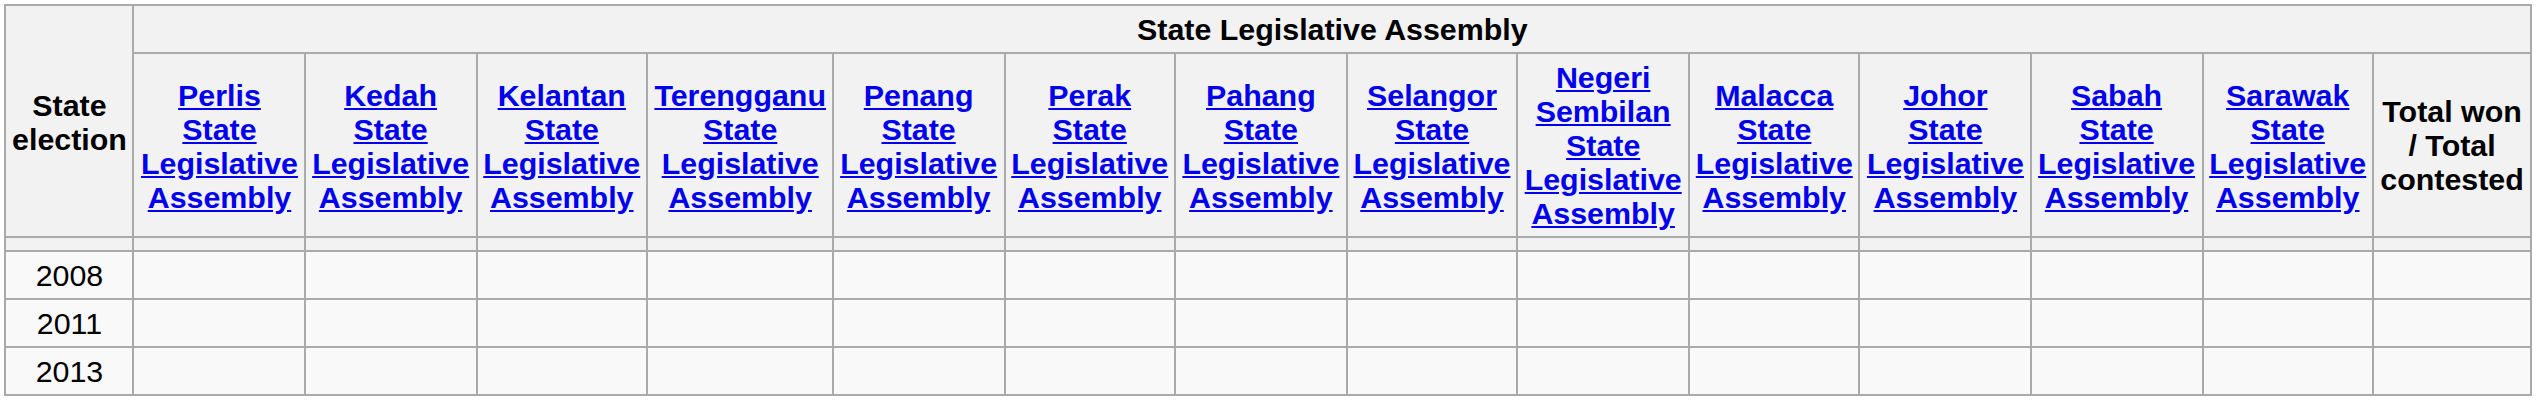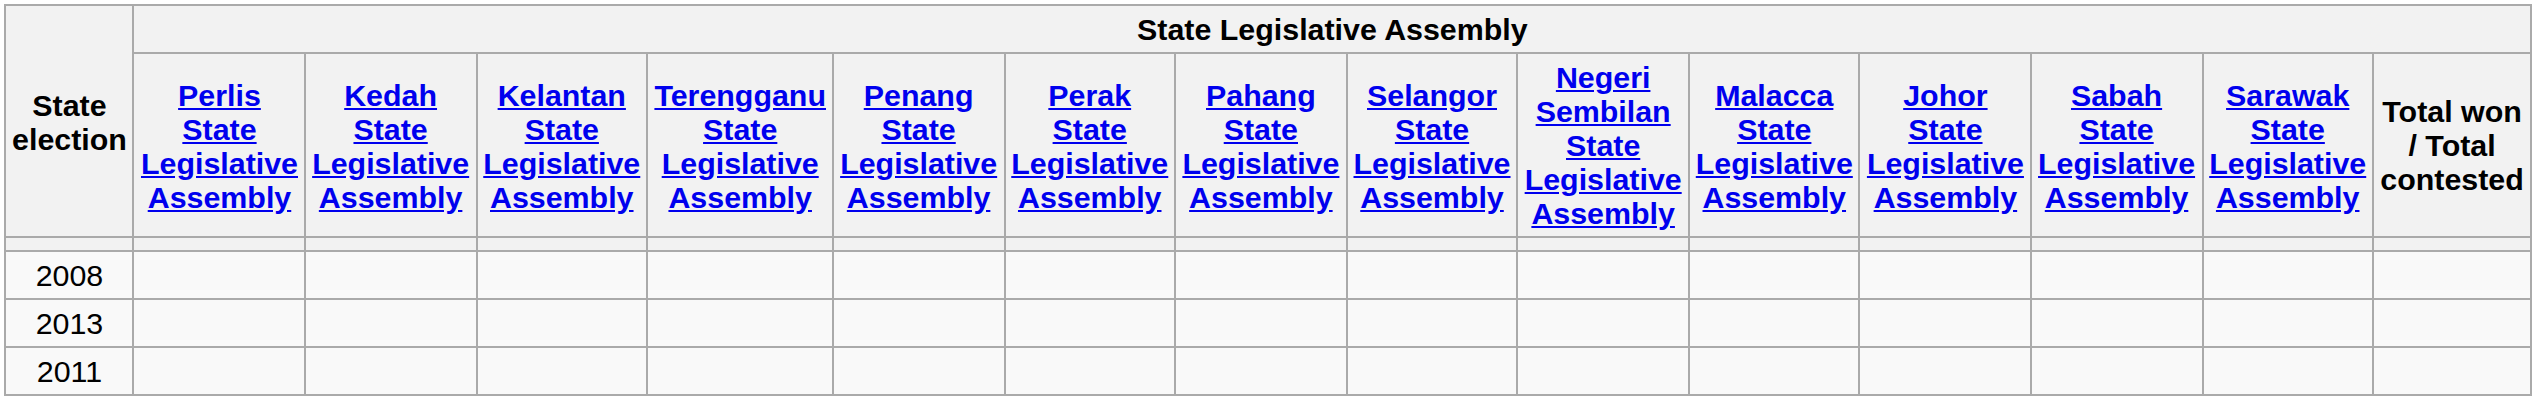rows swapped: (69, 324) <-> (69, 372)
